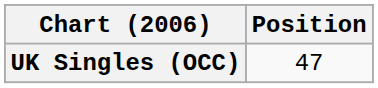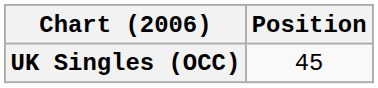(309, 63) 47 -> (309, 63) 45
